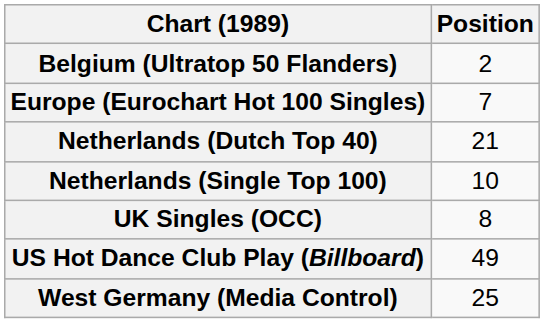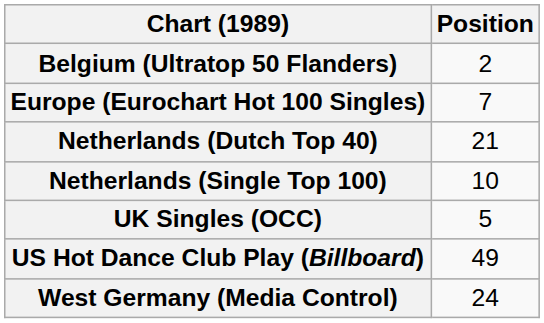(485, 219) 8 -> (485, 219) 5
(485, 297) 25 -> (485, 297) 24
